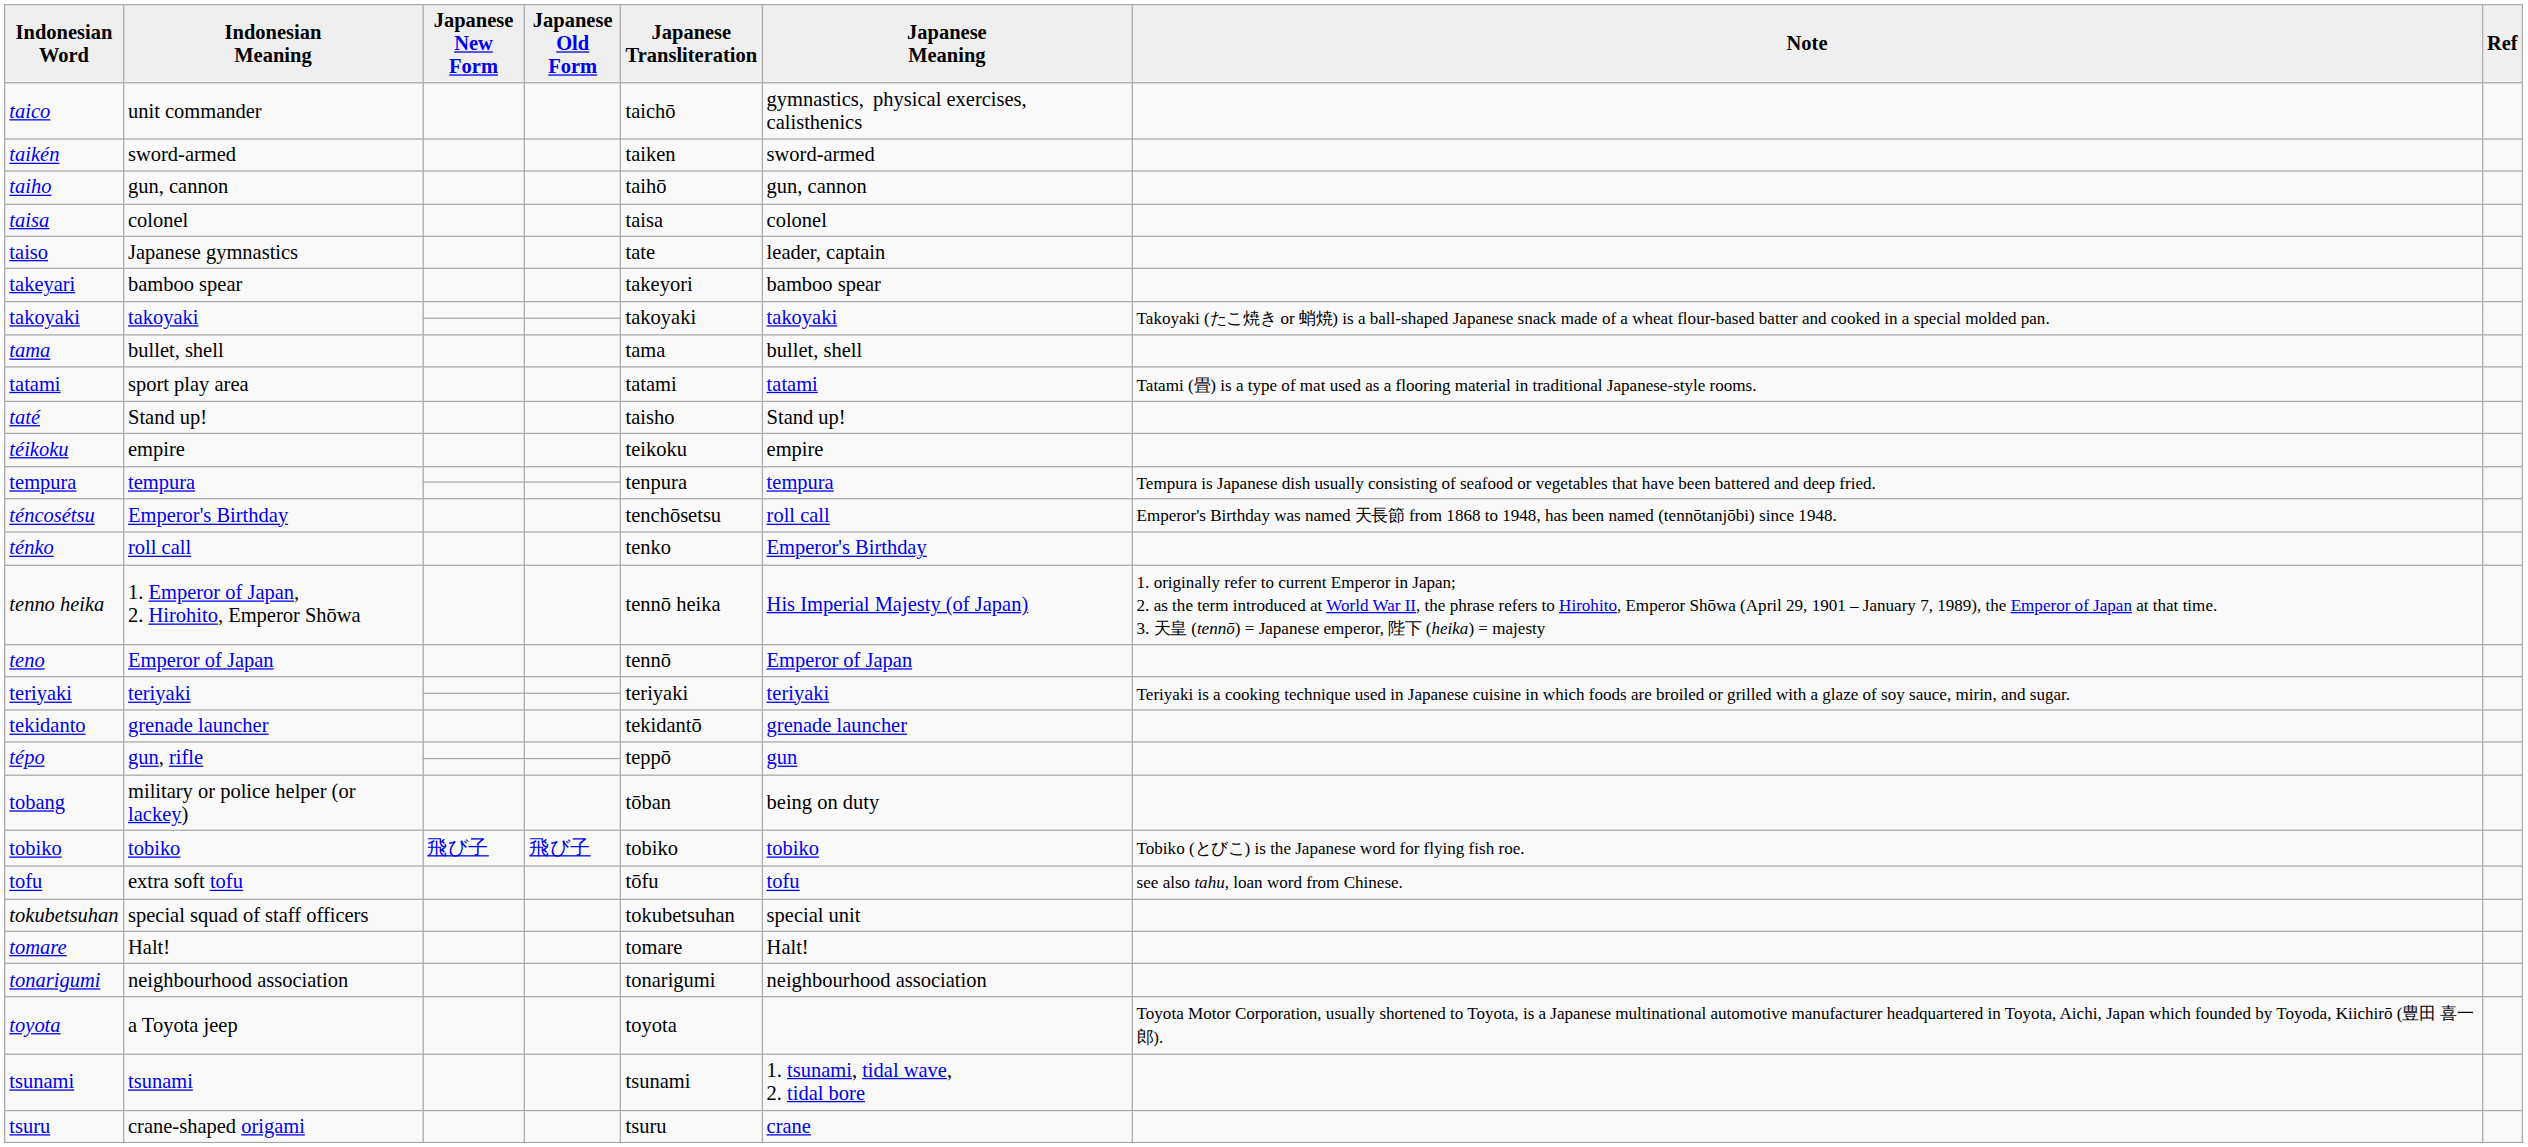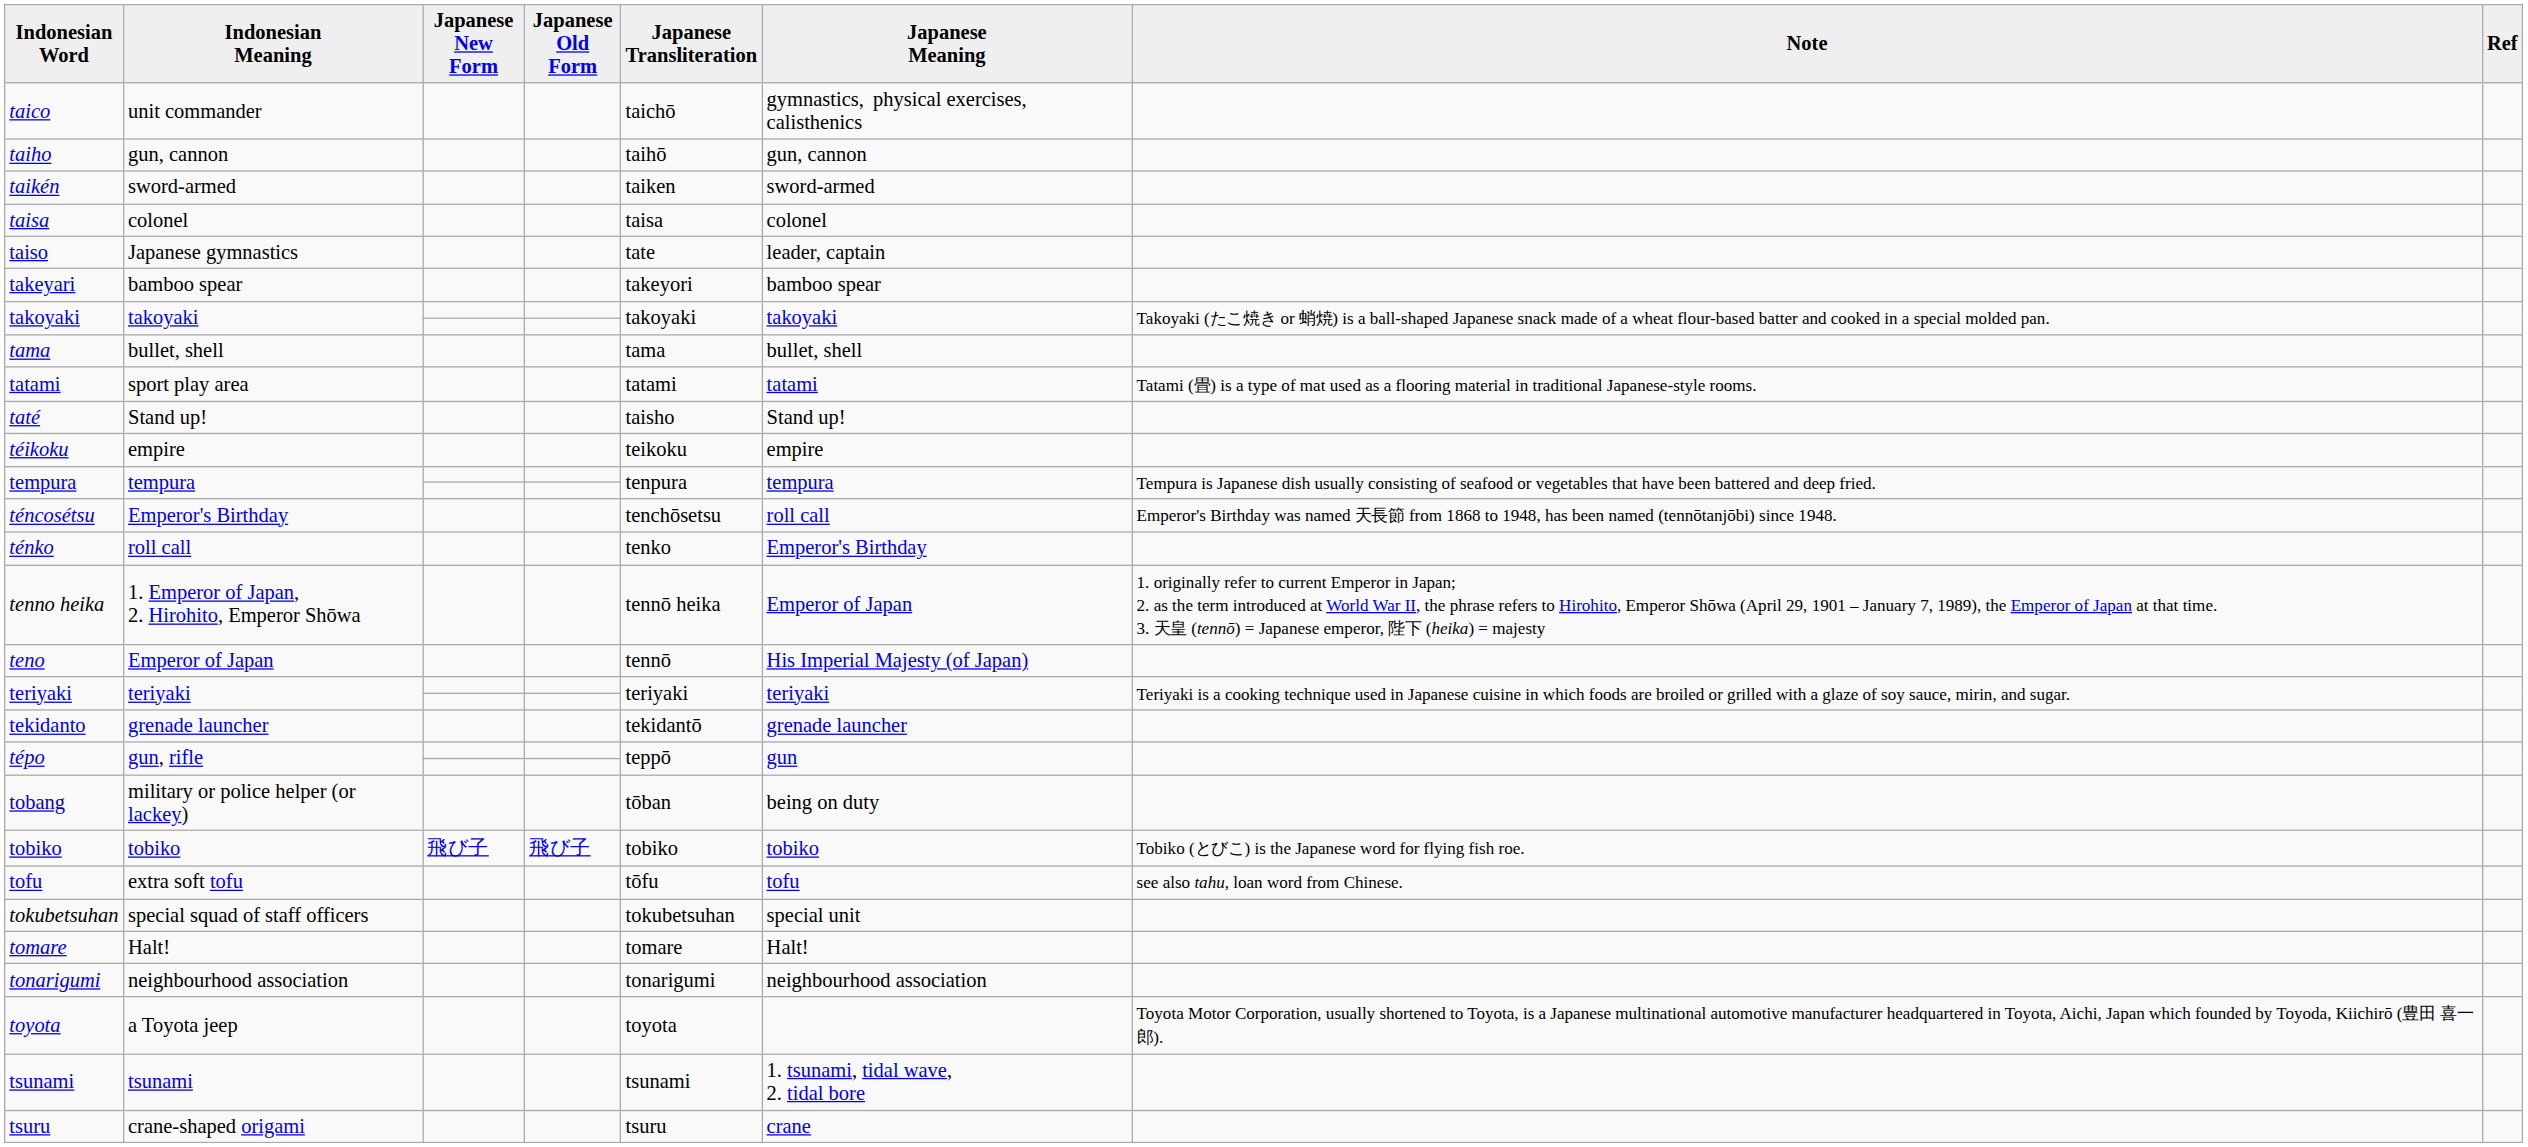rows swapped: (30, 187) <-> (34, 154)
(897, 604) His Imperial Majesty (of Japan) -> (839, 604) Emperor of Japan
(839, 660) Emperor of Japan -> (897, 660) His Imperial Majesty (of Japan)
